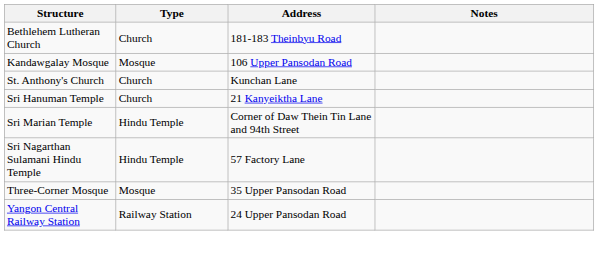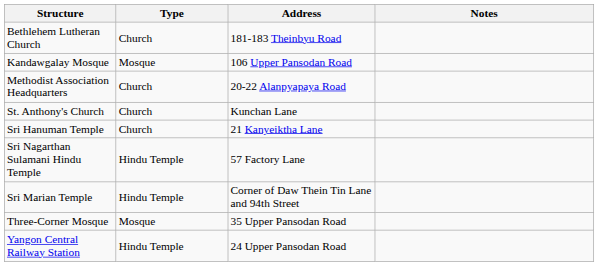+ row: (58, 86)
rows swapped: (50, 122) <-> (44, 159)
(155, 215) Railway Station -> (151, 245) Hindu Temple
